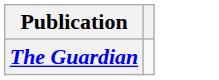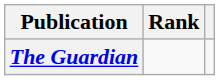+ column: (174, 21)
